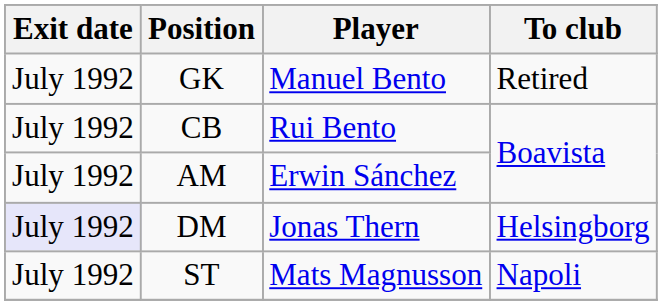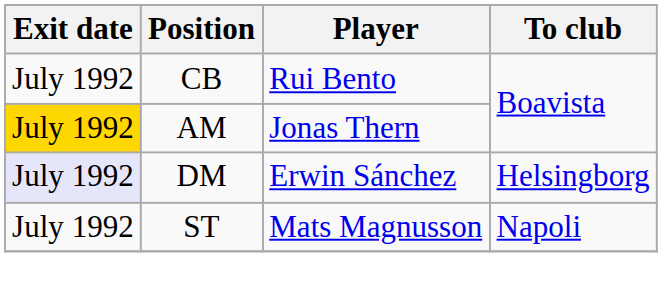- row: (201, 78)
(73, 176) no background -> (73, 127) gold background
(363, 176) Erwin Sánchez -> (344, 127) Jonas Thern
(344, 226) Jonas Thern -> (363, 176) Erwin Sánchez
